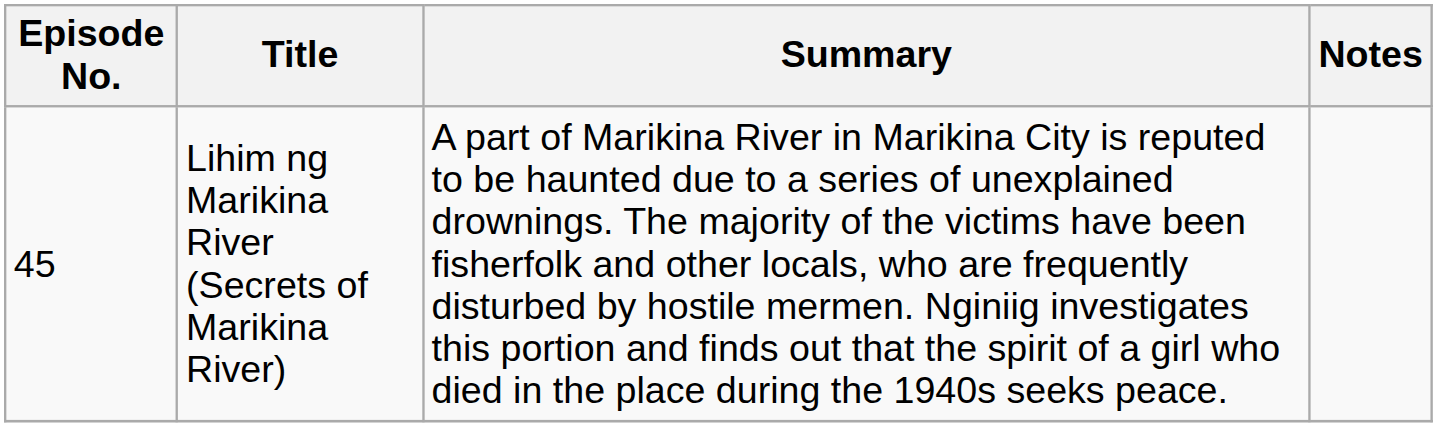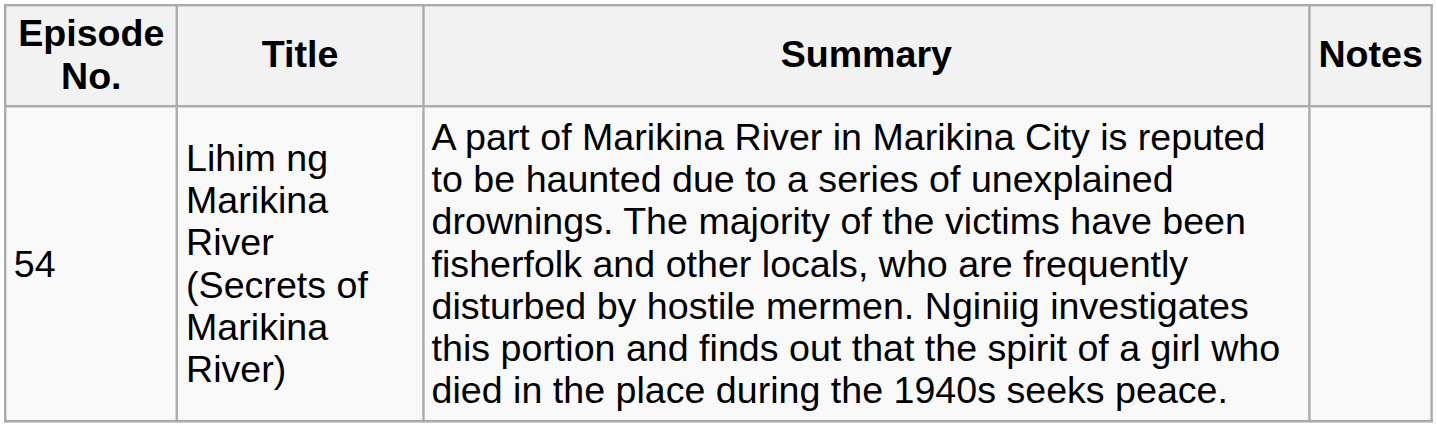(35, 263) 45 -> (35, 263) 54
